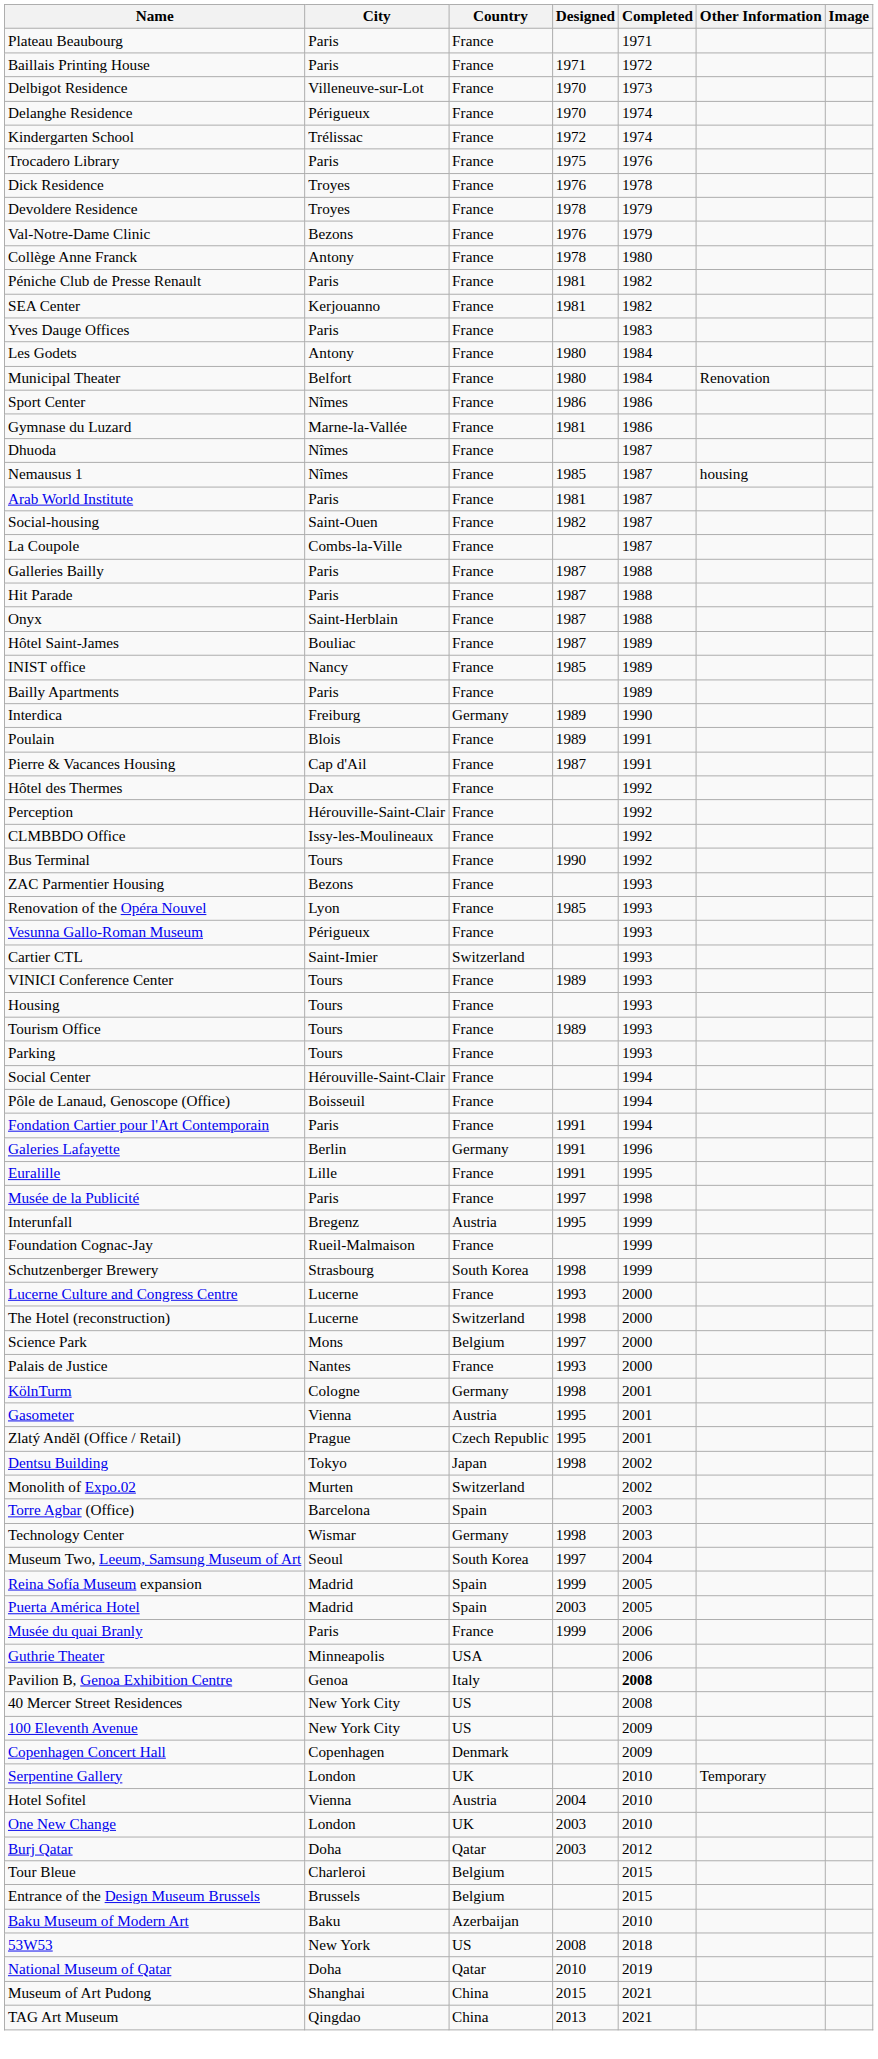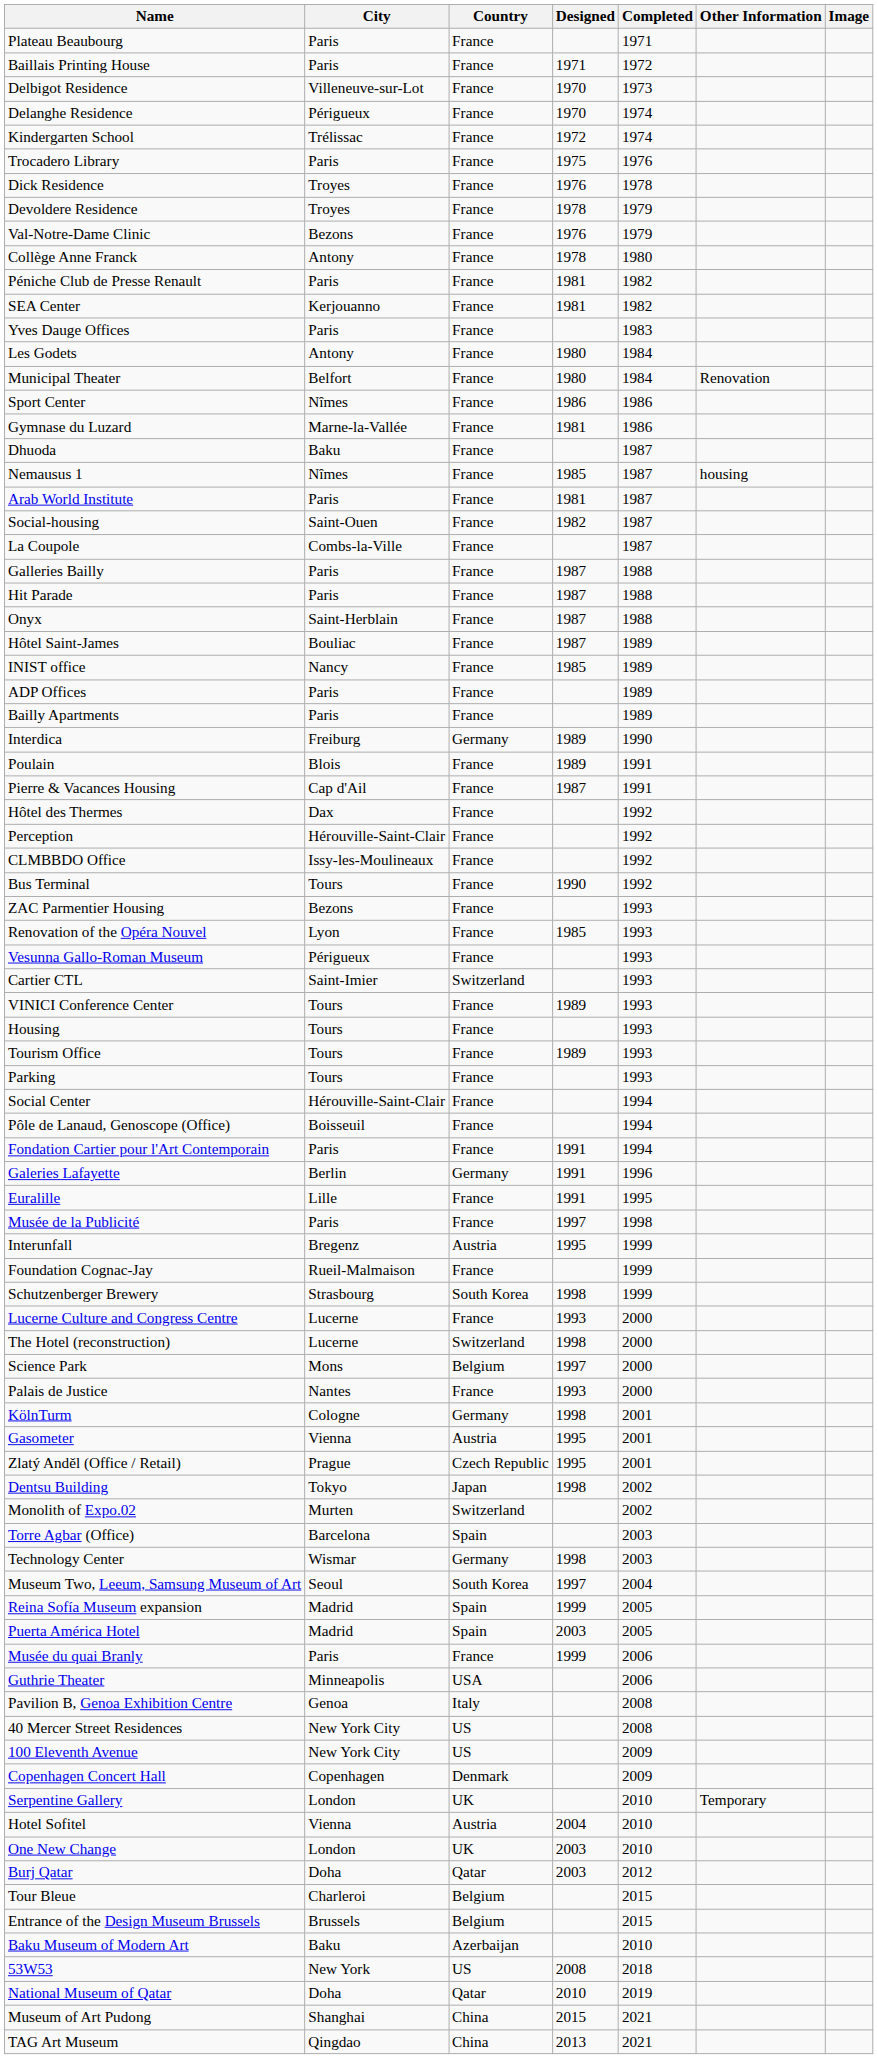(328, 450) Nîmes -> (324, 450) Baku
+ row: (47, 691)
(637, 1679) bold -> (637, 1703) normal
